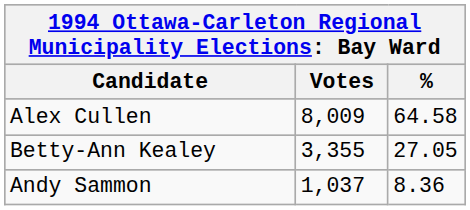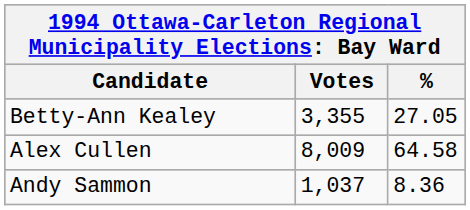rows swapped: (81, 117) <-> (113, 152)
